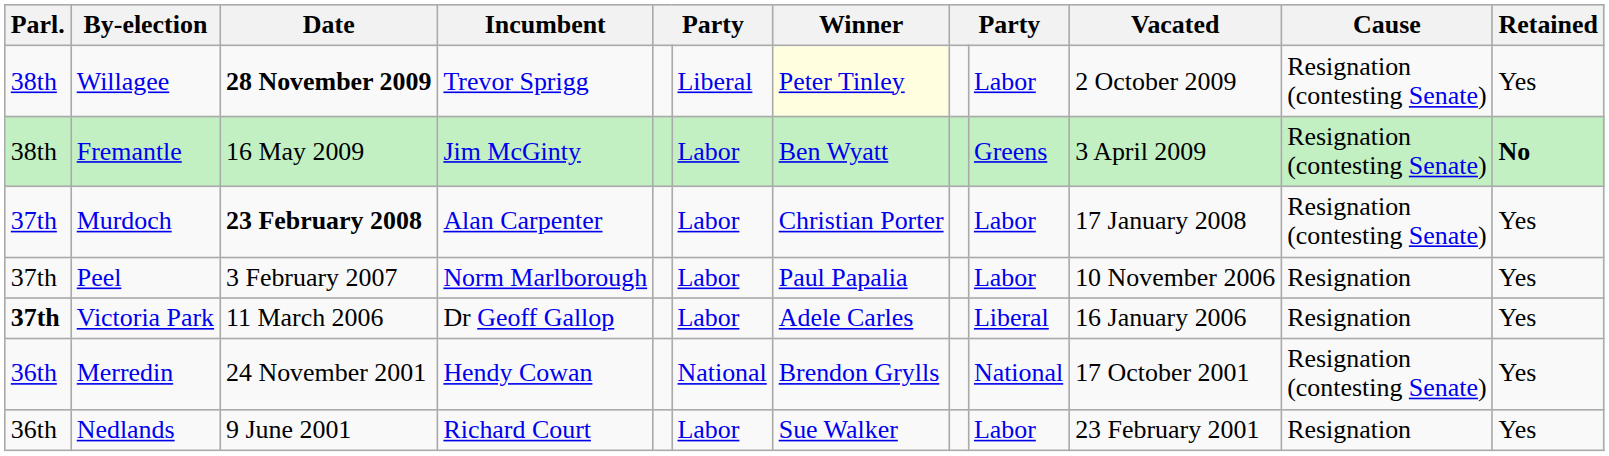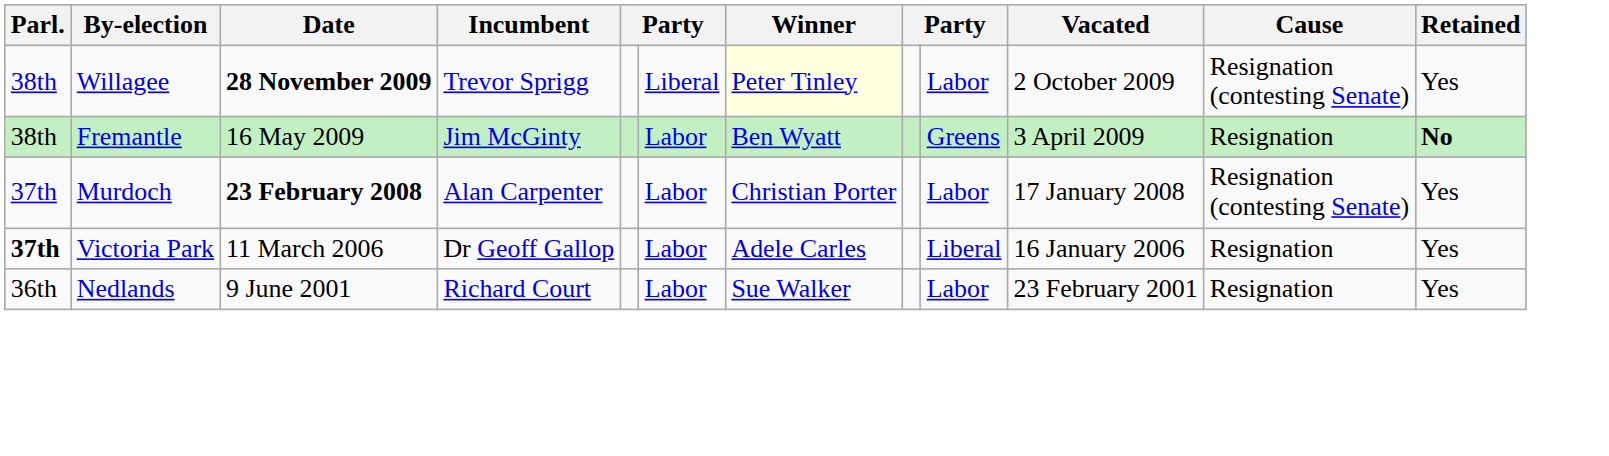(1387, 151) Resignation (contesting Senate) -> (1272, 136) Resignation
- row: (99, 276)
- row: (125, 373)
